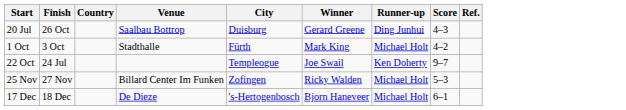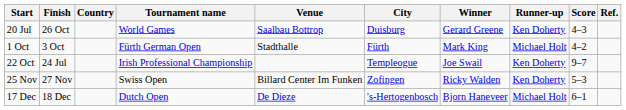+ column: (186, 12)
(399, 29) Ding Junhui -> (539, 29) Ken Doherty
(401, 79) Michael Holt -> (539, 79) Ken Doherty
